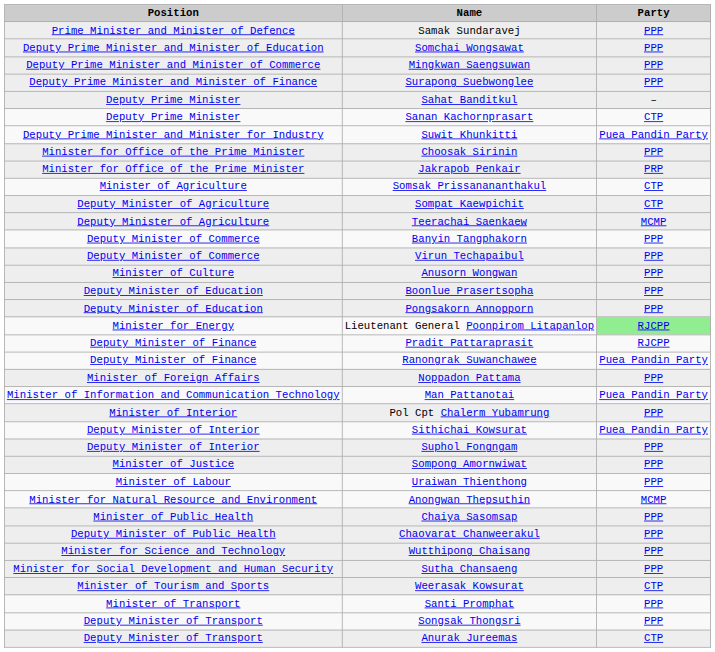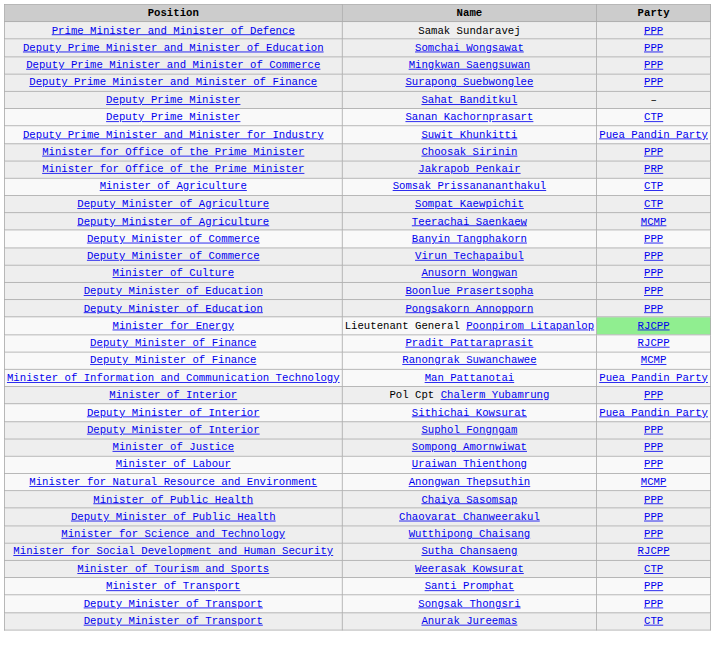(654, 361) Puea Pandin Party -> (654, 361) MCMP
- row: (469, 378)
(654, 569) PPP -> (654, 552) RJCPP
